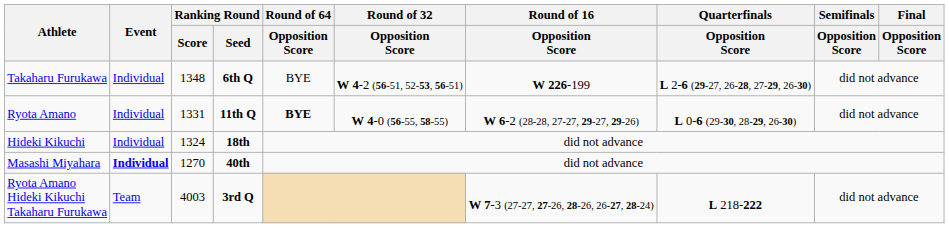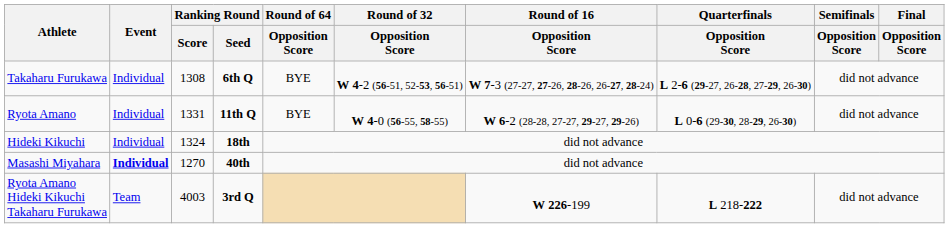(192, 78) 1348 -> (192, 78) 1308
(561, 86) W 226-199 -> (561, 86) W 7-3 (27-27, 27-26, 28-26, 26-27, 28-24)
(298, 114) bold -> (298, 114) normal
(561, 205) W 7-3 (27-27, 27-26, 28-26, 26-27, 28-24) -> (561, 205) W 226-199
